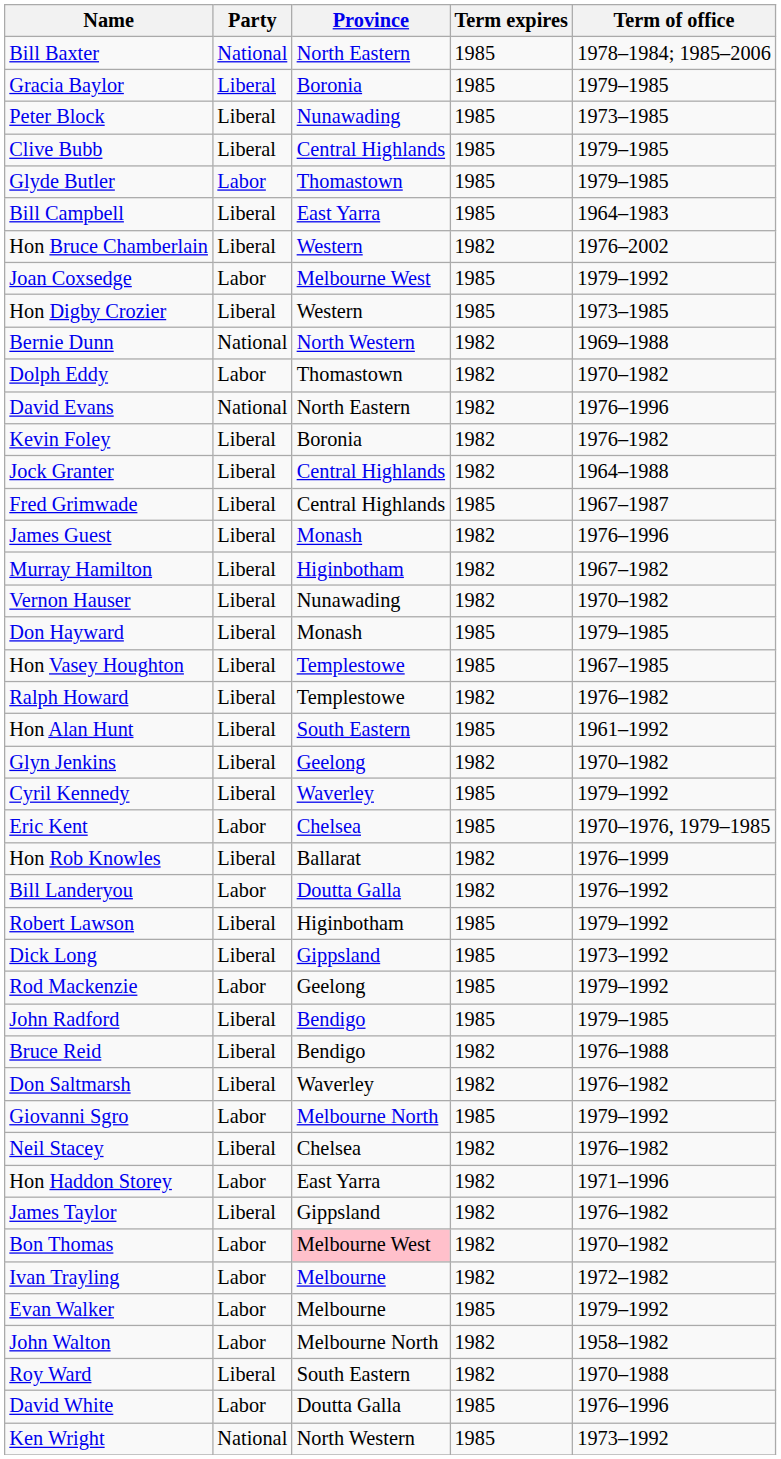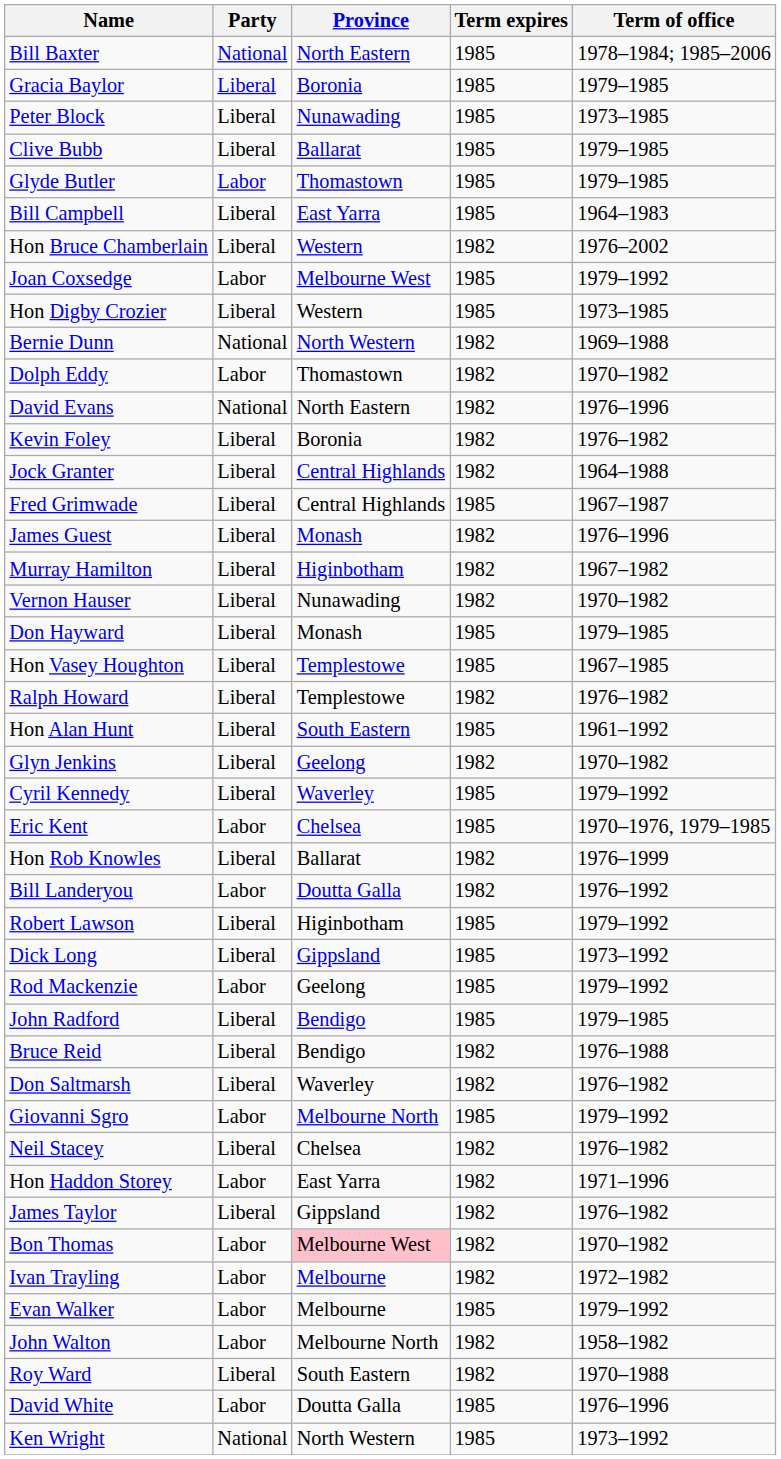(371, 149) Central Highlands -> (329, 149) Ballarat
